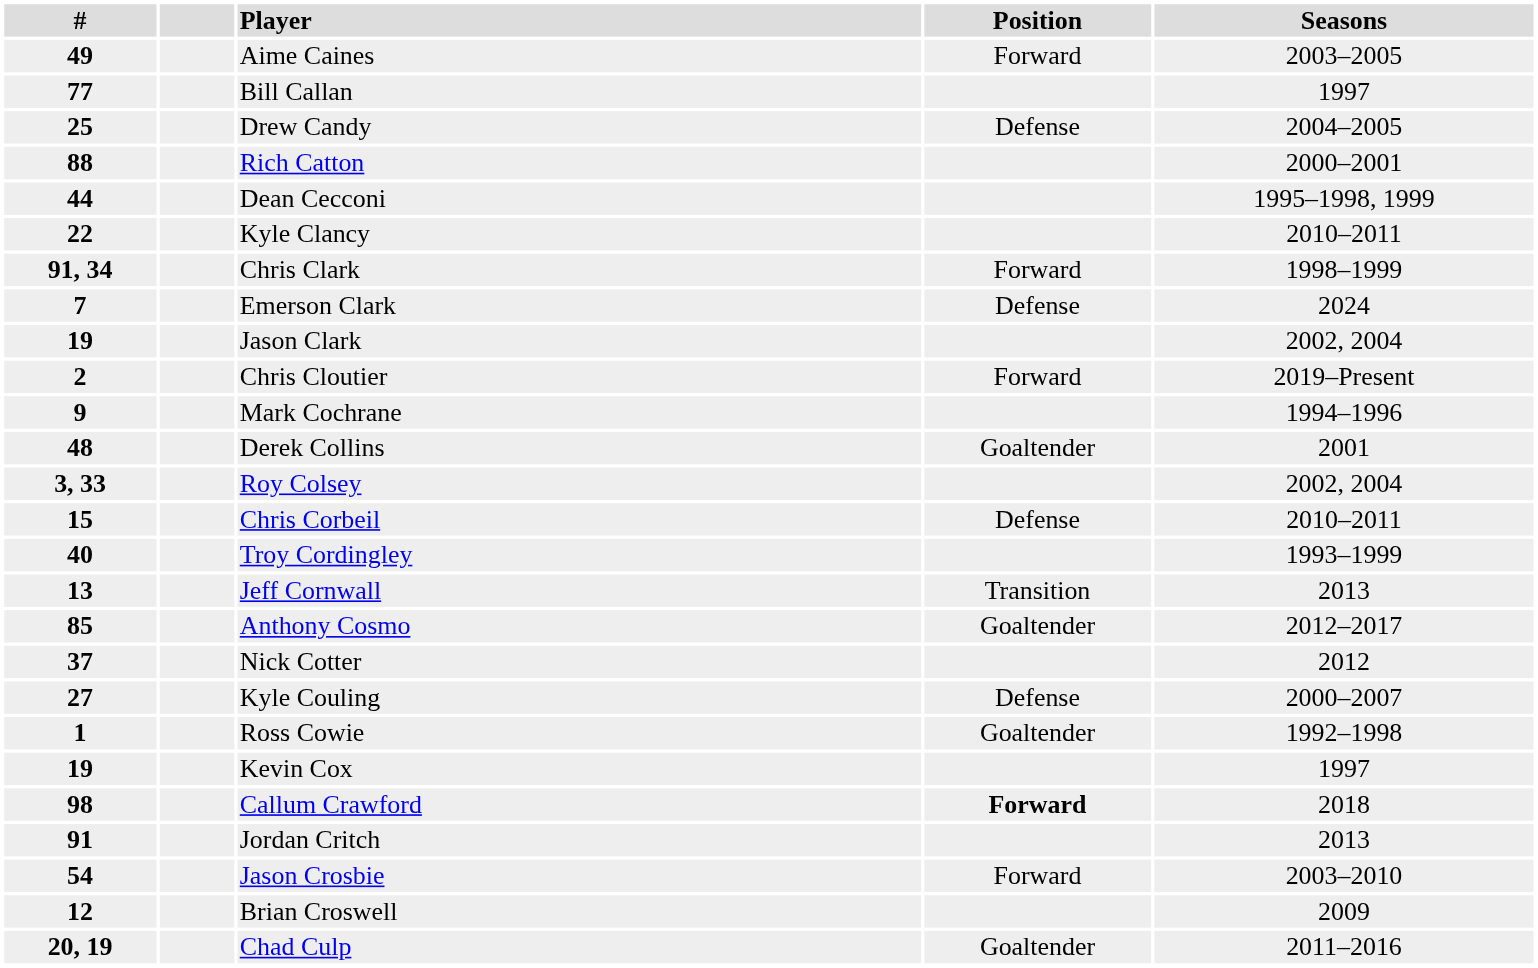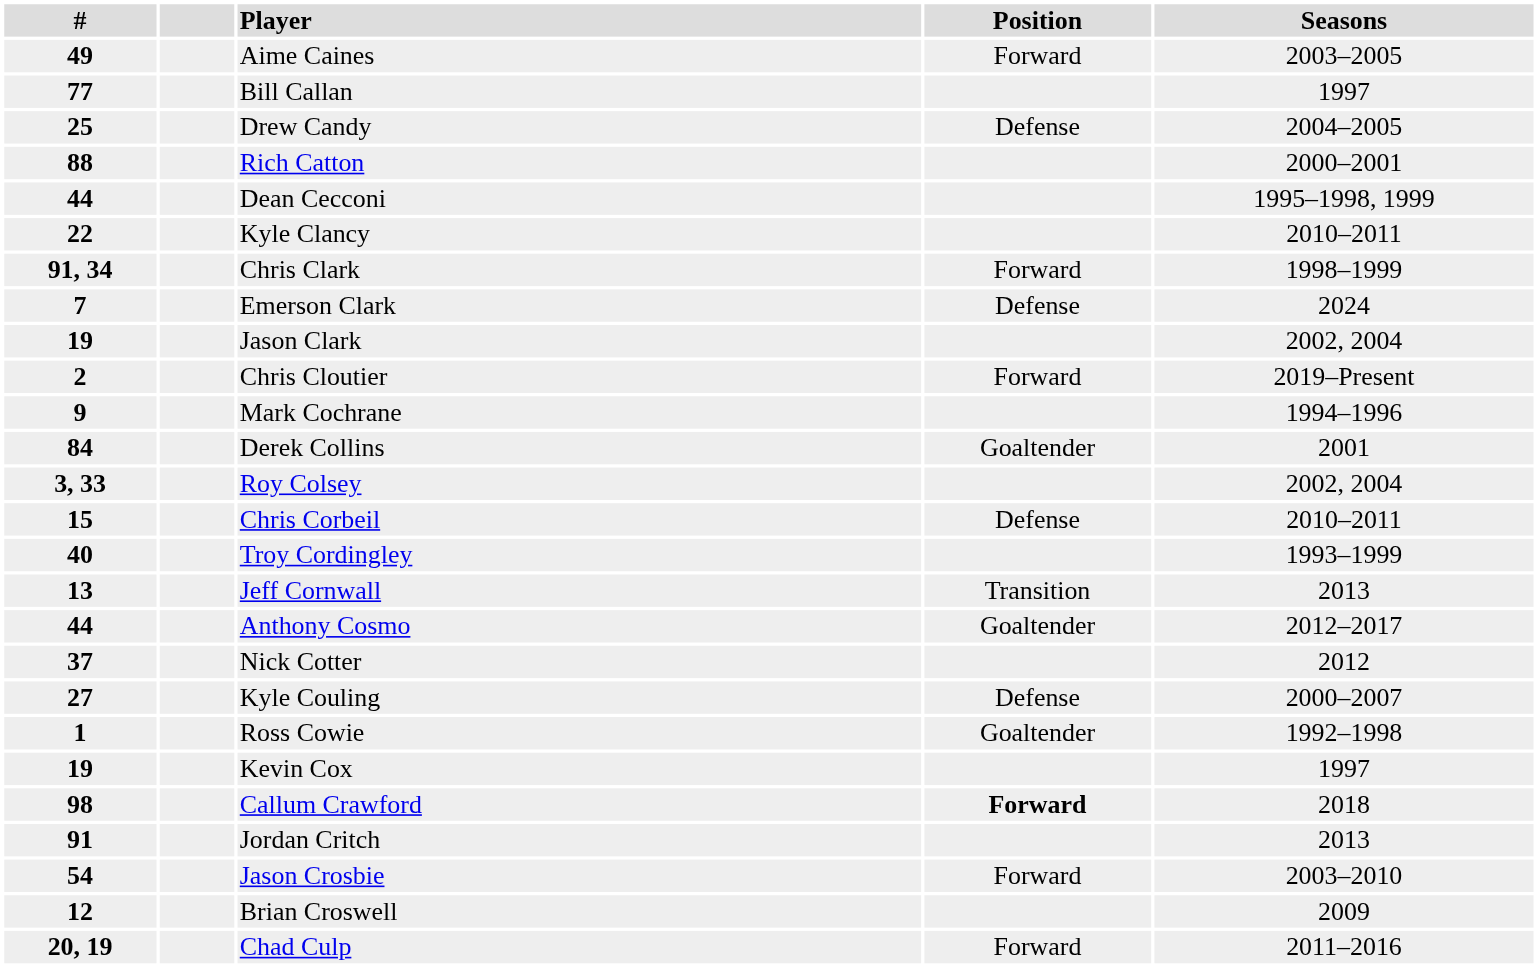(80, 447) 48 -> (80, 447) 84
(80, 626) 85 -> (80, 626) 44
(1037, 946) Goaltender -> (1037, 946) Forward
